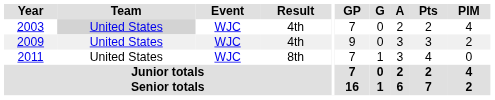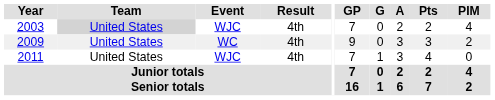(228, 42) WJC -> (228, 42) WC
(296, 57) 8th -> (296, 57) 4th
